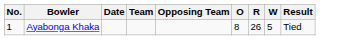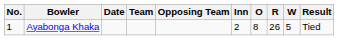+ column: (241, 12)
